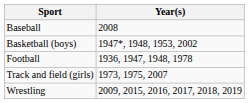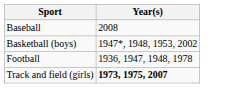(133, 75) normal -> (133, 75) bold
- row: (26, 91)
